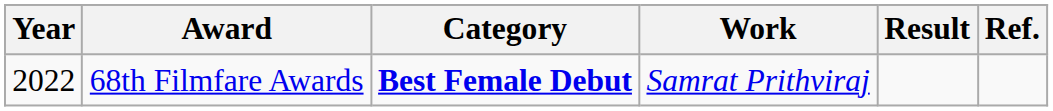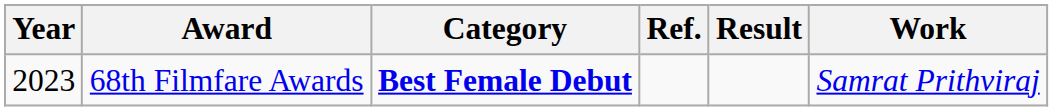columns swapped: (758, 29) <-> (1012, 29)
(44, 79) 2022 -> (44, 79) 2023
